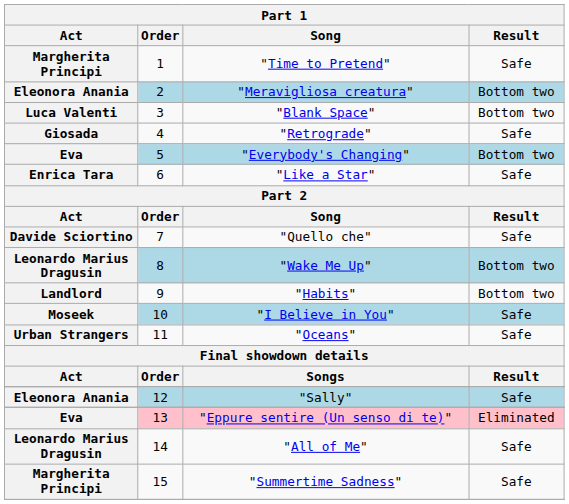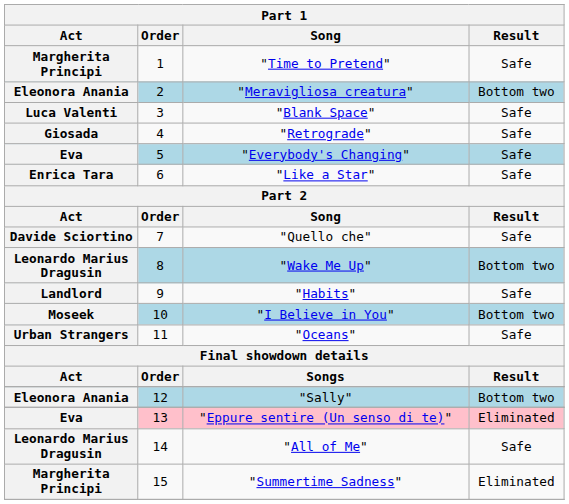(516, 113) Bottom two -> (516, 113) Safe
(516, 154) Bottom two -> (516, 154) Safe
(516, 293) Bottom two -> (516, 293) Safe
(516, 314) Safe -> (516, 314) Bottom two
(516, 397) Safe -> (516, 397) Bottom two
(516, 482) Safe -> (516, 482) Eliminated
